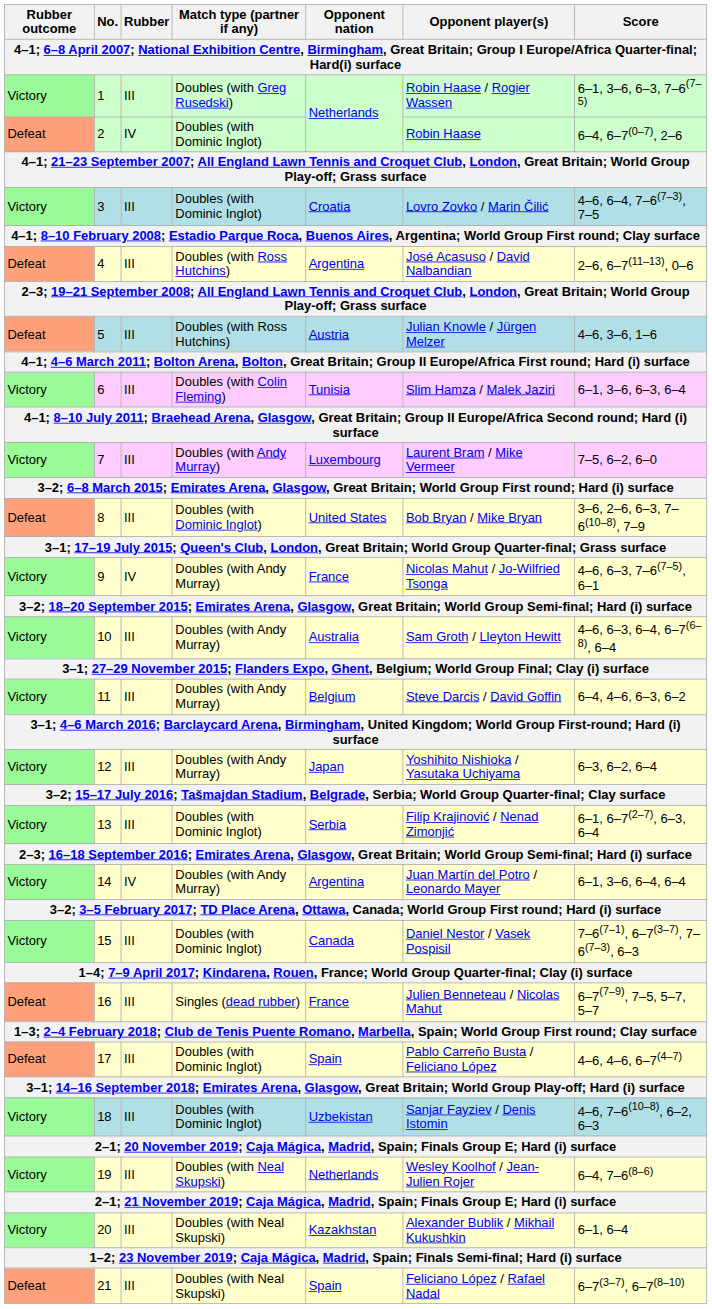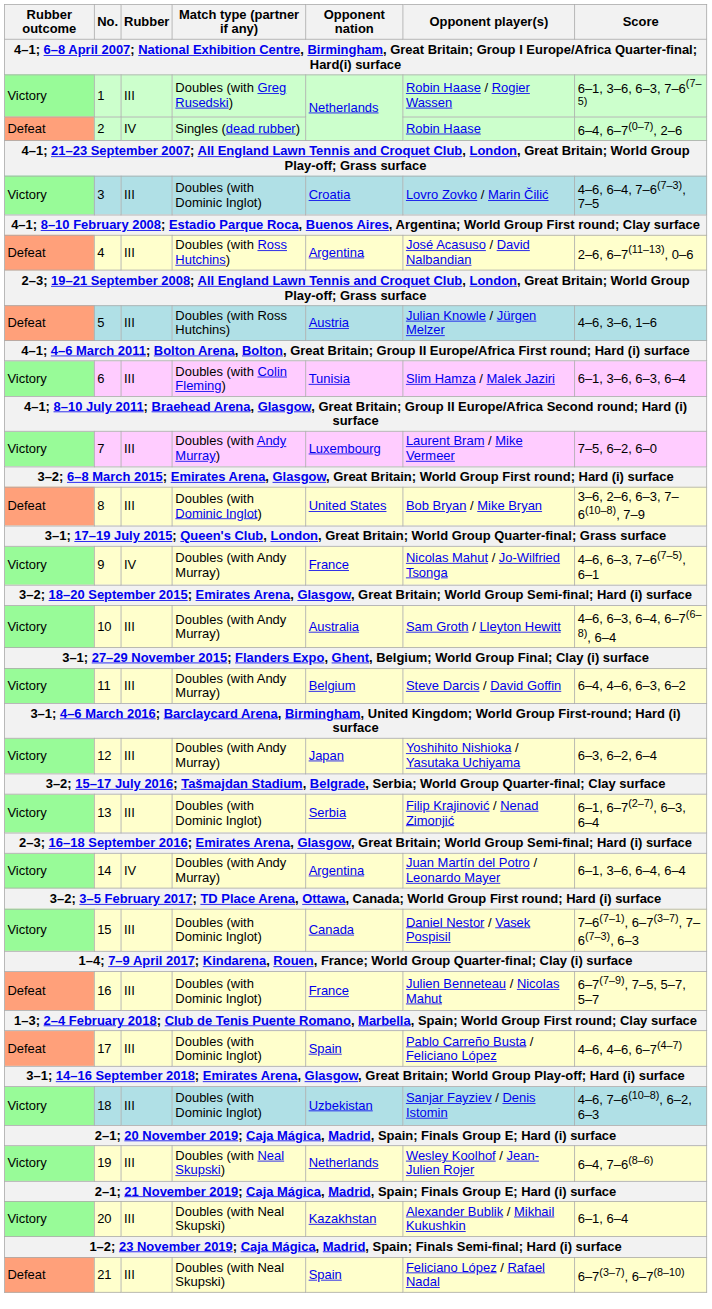(219, 134) Doubles (with Dominic Inglot) -> (238, 128) Singles (dead rubber)
(238, 1002) Singles (dead rubber) -> (219, 991) Doubles (with Dominic Inglot)
